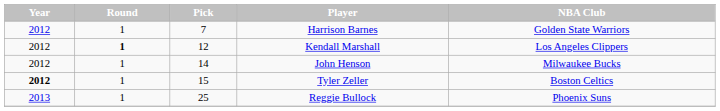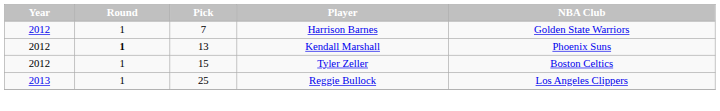(203, 47) 12 -> (203, 47) 13
(582, 47) Los Angeles Clippers -> (582, 47) Phoenix Suns
- row: (343, 64)
(39, 81) bold -> (39, 64) normal
(582, 98) Phoenix Suns -> (582, 81) Los Angeles Clippers
